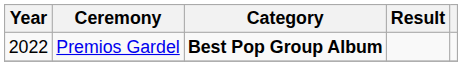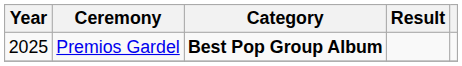(28, 46) 2022 -> (28, 46) 2025
